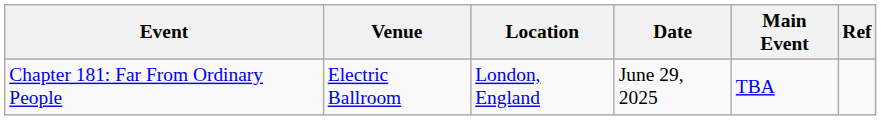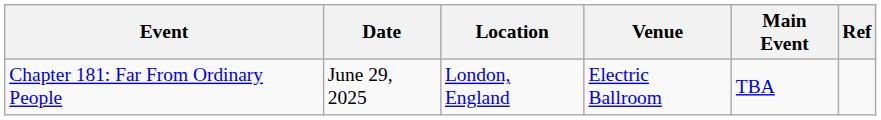columns swapped: (673, 31) <-> (397, 31)
